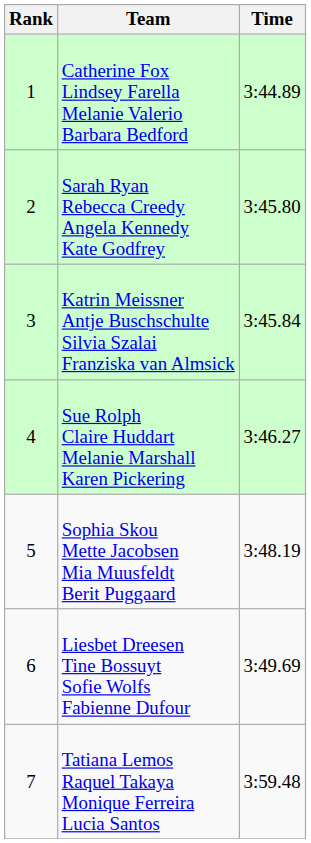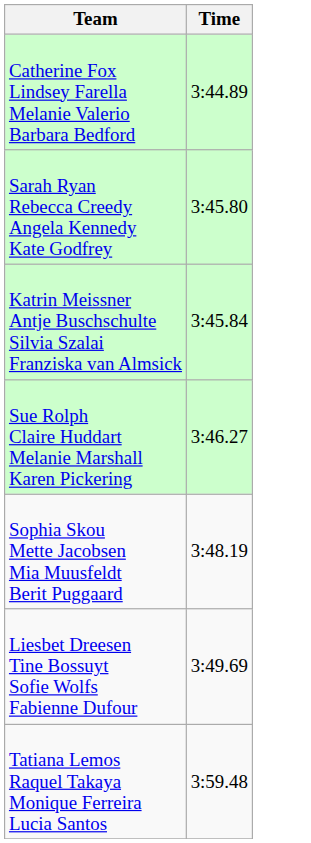- column: (31, 19)
